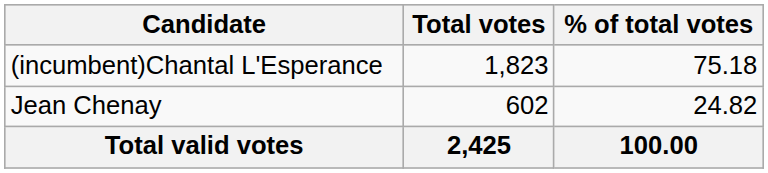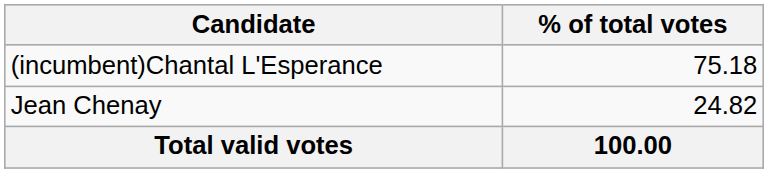- column: (479, 24)
